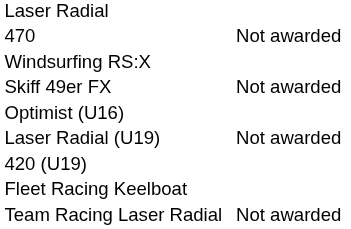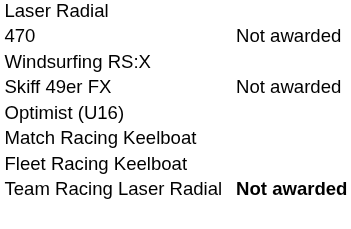+ row: (100, 138)
- row: (82, 138)
- row: (46, 163)
(289, 214) normal -> (292, 189) bold
